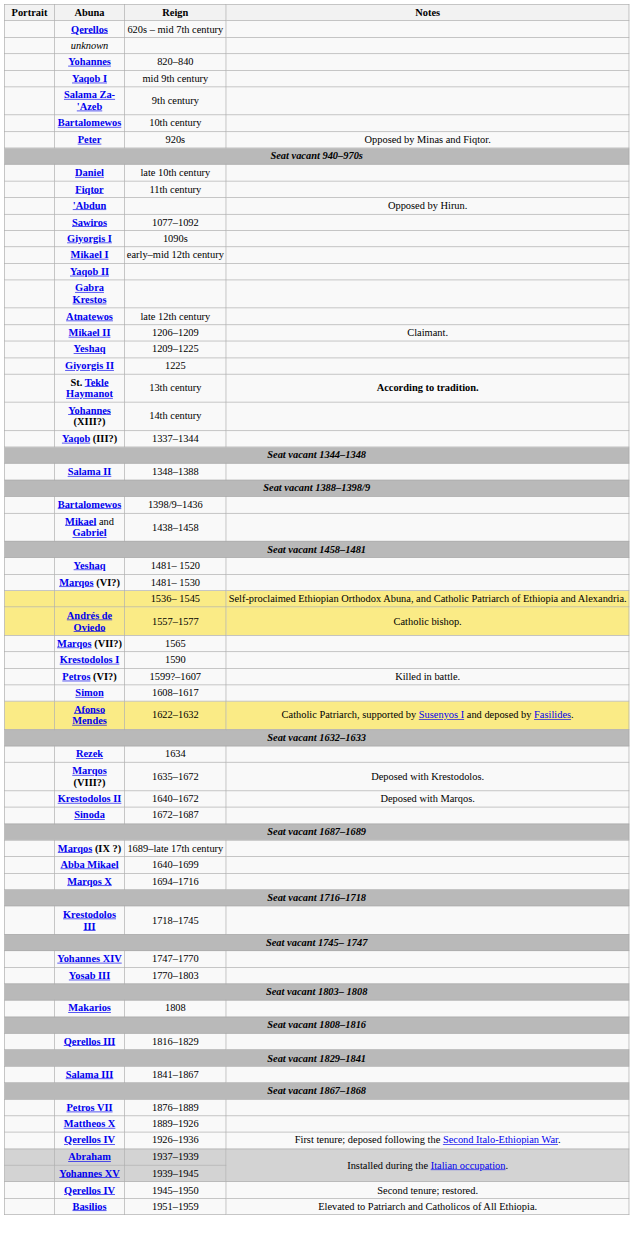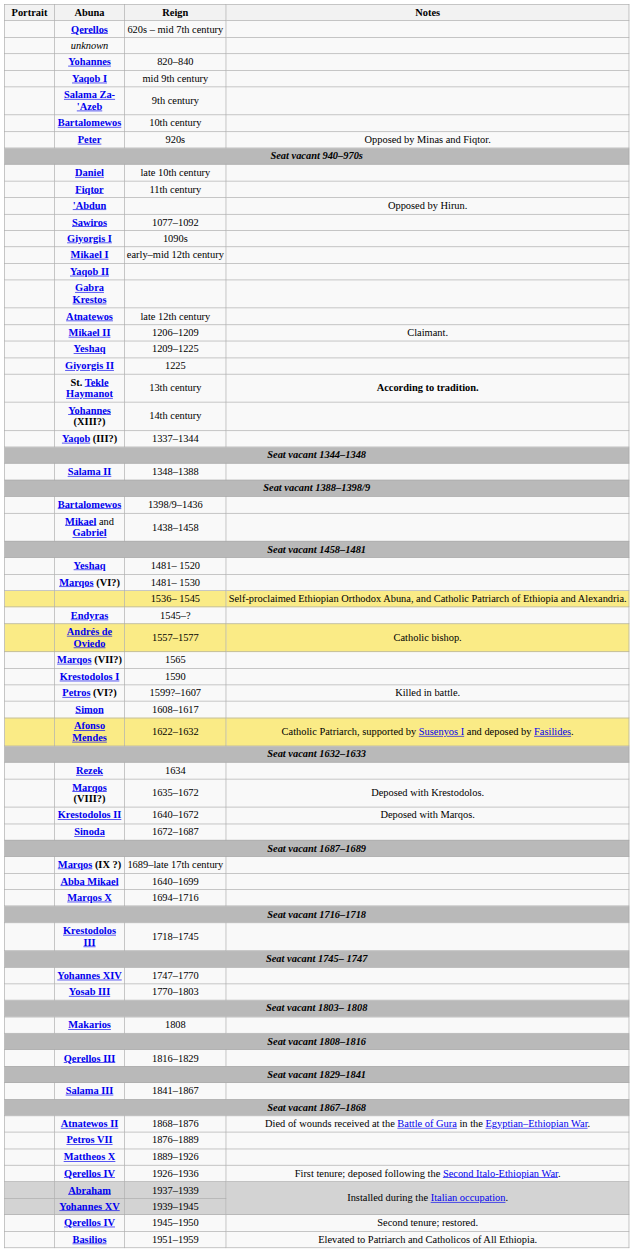+ row: (90, 615)
+ row: (90, 1124)
